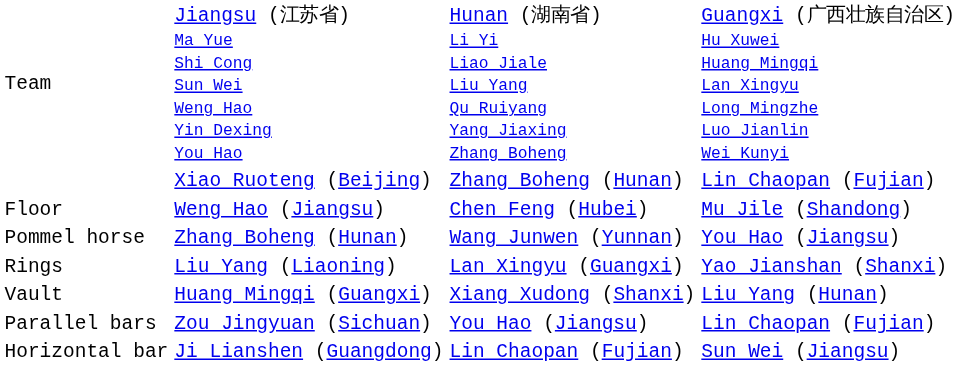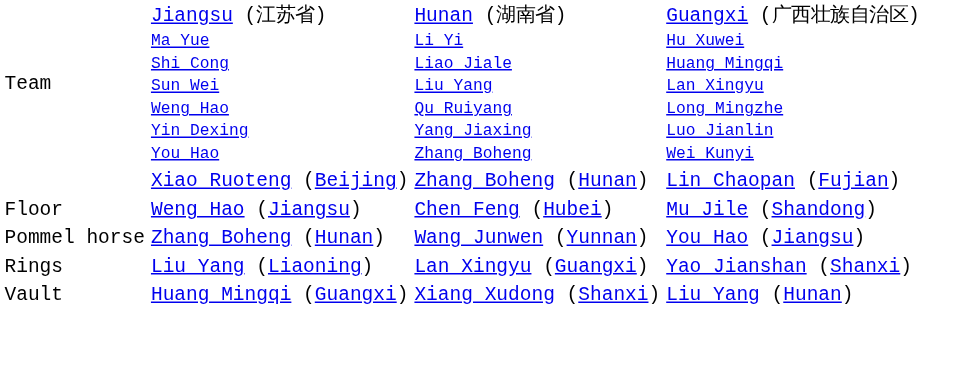- row: (81, 323)
- row: (86, 352)
